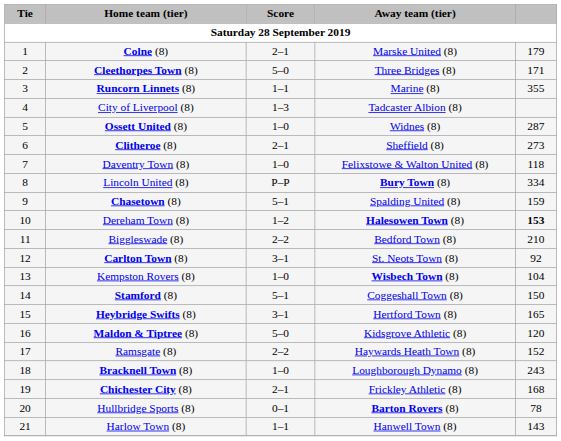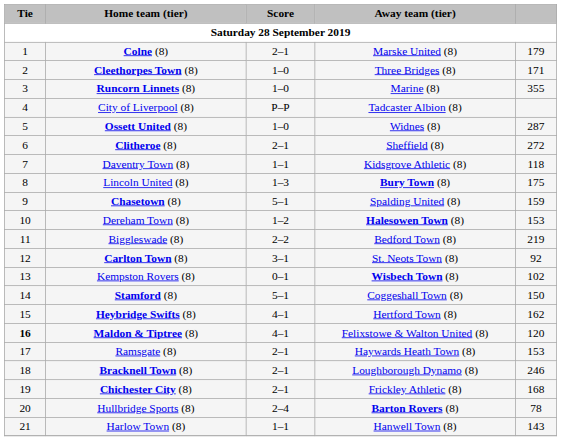(280, 70) 5–0 -> (280, 70) 1–0
(280, 89) 1–1 -> (280, 89) 1–0
(280, 108) 1–3 -> (280, 108) P–P
(536, 145) 273 -> (536, 145) 272
(280, 164) 1–0 -> (280, 164) 1–1
(415, 164) Felixstowe & Walton United (8) -> (415, 164) Kidsgrove Athletic (8)
(280, 183) P–P -> (280, 183) 1–3
(536, 183) 334 -> (536, 183) 175
(536, 220) bold -> (536, 220) normal
(536, 239) 210 -> (536, 239) 219
(280, 276) 1–0 -> (280, 276) 0–1
(536, 276) 104 -> (536, 276) 102
(280, 314) 3–1 -> (280, 314) 4–1
(536, 314) 165 -> (536, 314) 162
(25, 333) normal -> (25, 333) bold
(280, 333) 5–0 -> (280, 333) 4–1
(415, 333) Kidsgrove Athletic (8) -> (415, 333) Felixstowe & Walton United (8)
(280, 351) 2–2 -> (280, 351) 2–1
(536, 351) 152 -> (536, 351) 153
(280, 370) 1–0 -> (280, 370) 2–1
(536, 370) 243 -> (536, 370) 246
(280, 408) 0–1 -> (280, 408) 2–4
